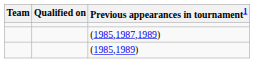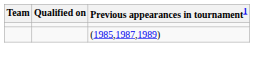- row: (114, 50)
